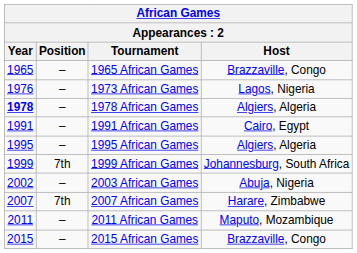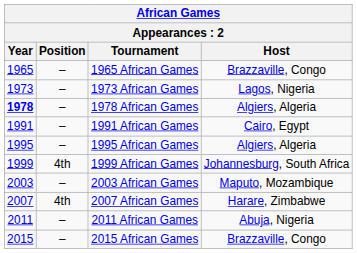(20, 88) 1976 -> (20, 88) 1973
(62, 164) 7th -> (62, 164) 4th
(20, 182) 2002 -> (20, 182) 2003
(277, 182) Abuja, Nigeria -> (277, 182) Maputo, Mozambique
(62, 201) 7th -> (62, 201) 4th
(277, 220) Maputo, Mozambique -> (277, 220) Abuja, Nigeria
